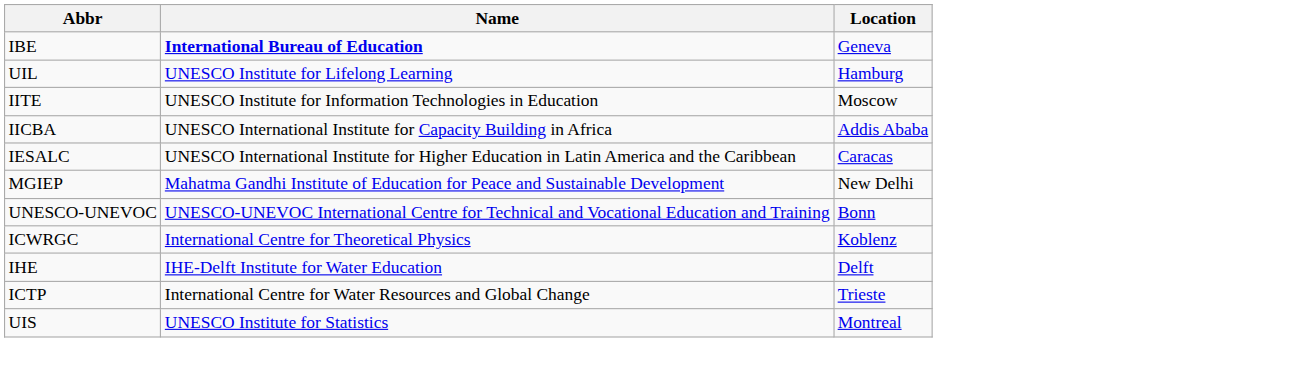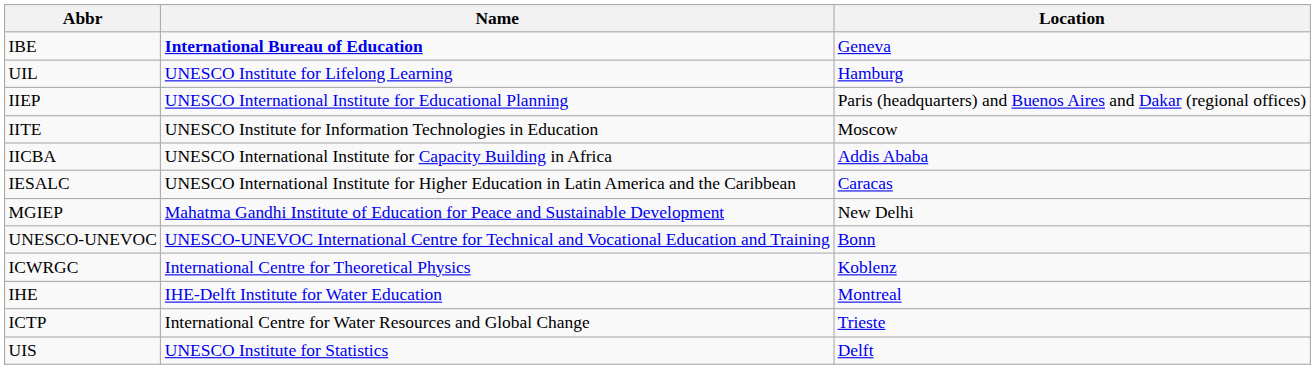+ row: (25, 101)
(856, 267) Delft -> (870, 294) Montreal
(870, 322) Montreal -> (856, 350) Delft
